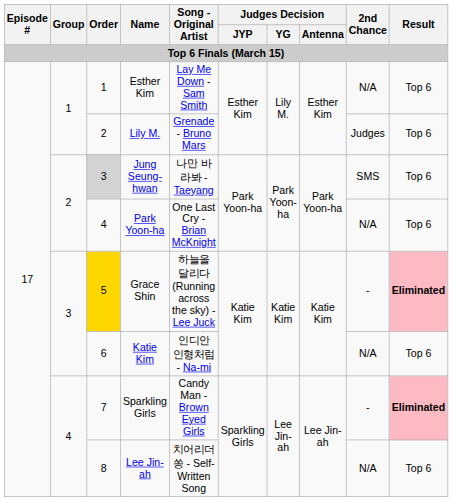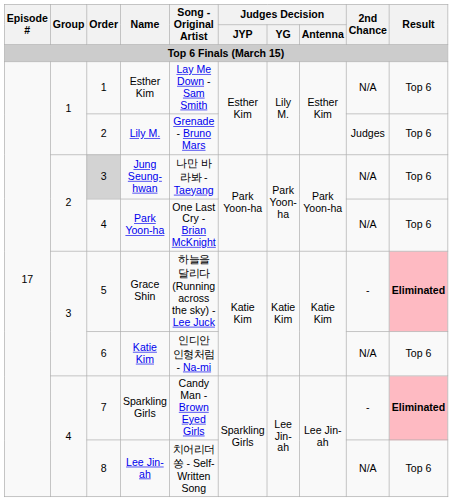(368, 176) SMS -> (368, 176) N/A
(104, 291) gold background -> (104, 291) no background
